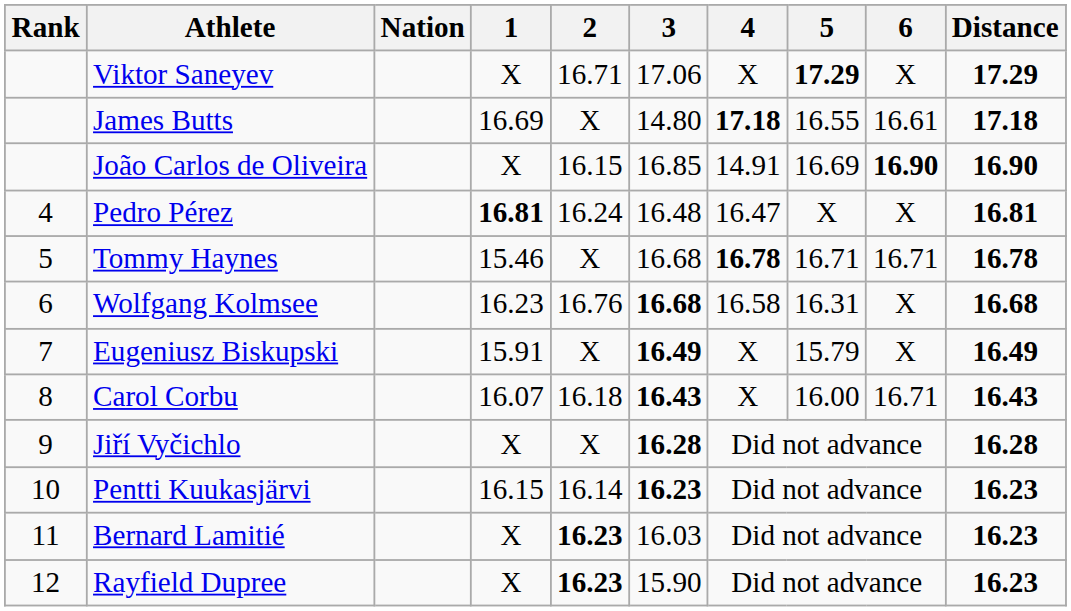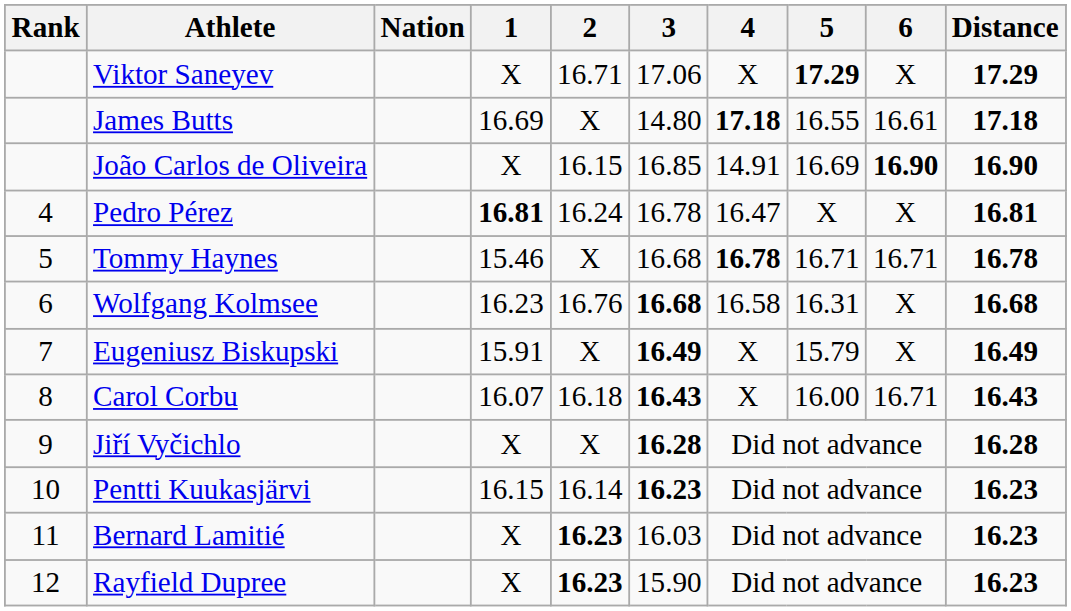(669, 212) 16.48 -> (669, 212) 16.78
